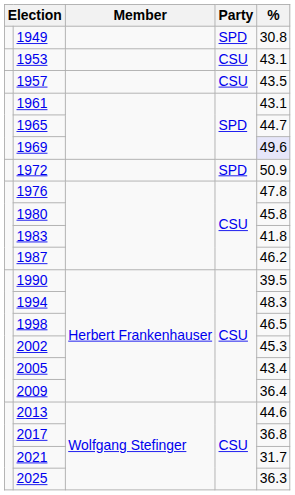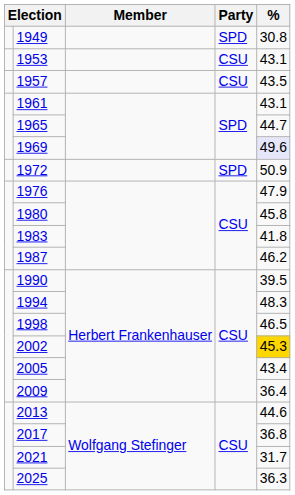(273, 192) 47.8 -> (273, 192) 47.9
(273, 346) no background -> (273, 346) gold background
